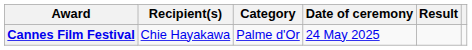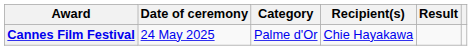columns swapped: (359, 14) <-> (185, 14)
